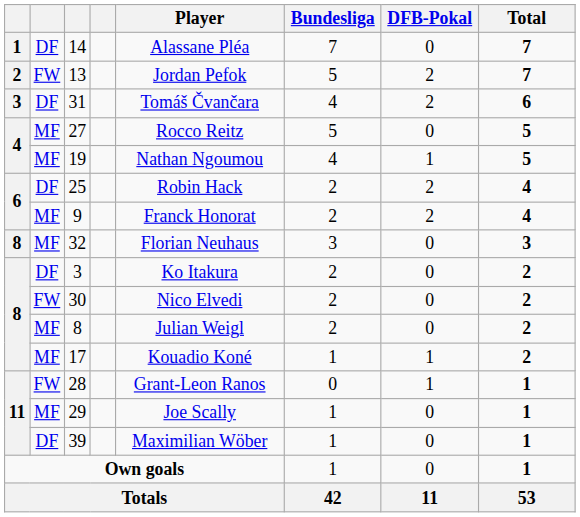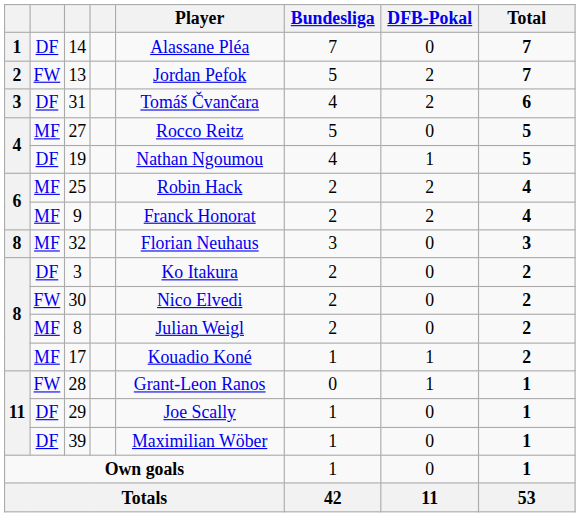(47, 159) MF -> (47, 159) DF
(47, 187) DF -> (47, 187) MF
(47, 412) MF -> (47, 412) DF
